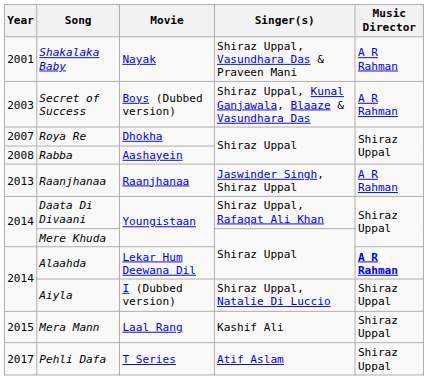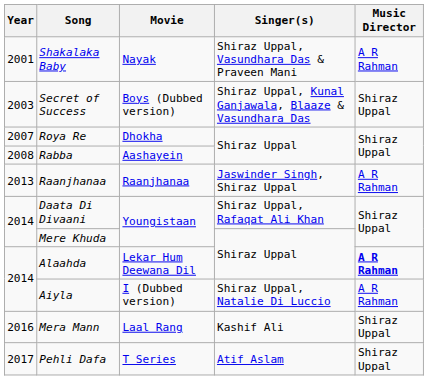(378, 104) A R Rahman -> (378, 104) Shiraz Uppal
(378, 295) Shiraz Uppal -> (378, 295) A R Rahman
(21, 327) 2015 -> (21, 327) 2016
